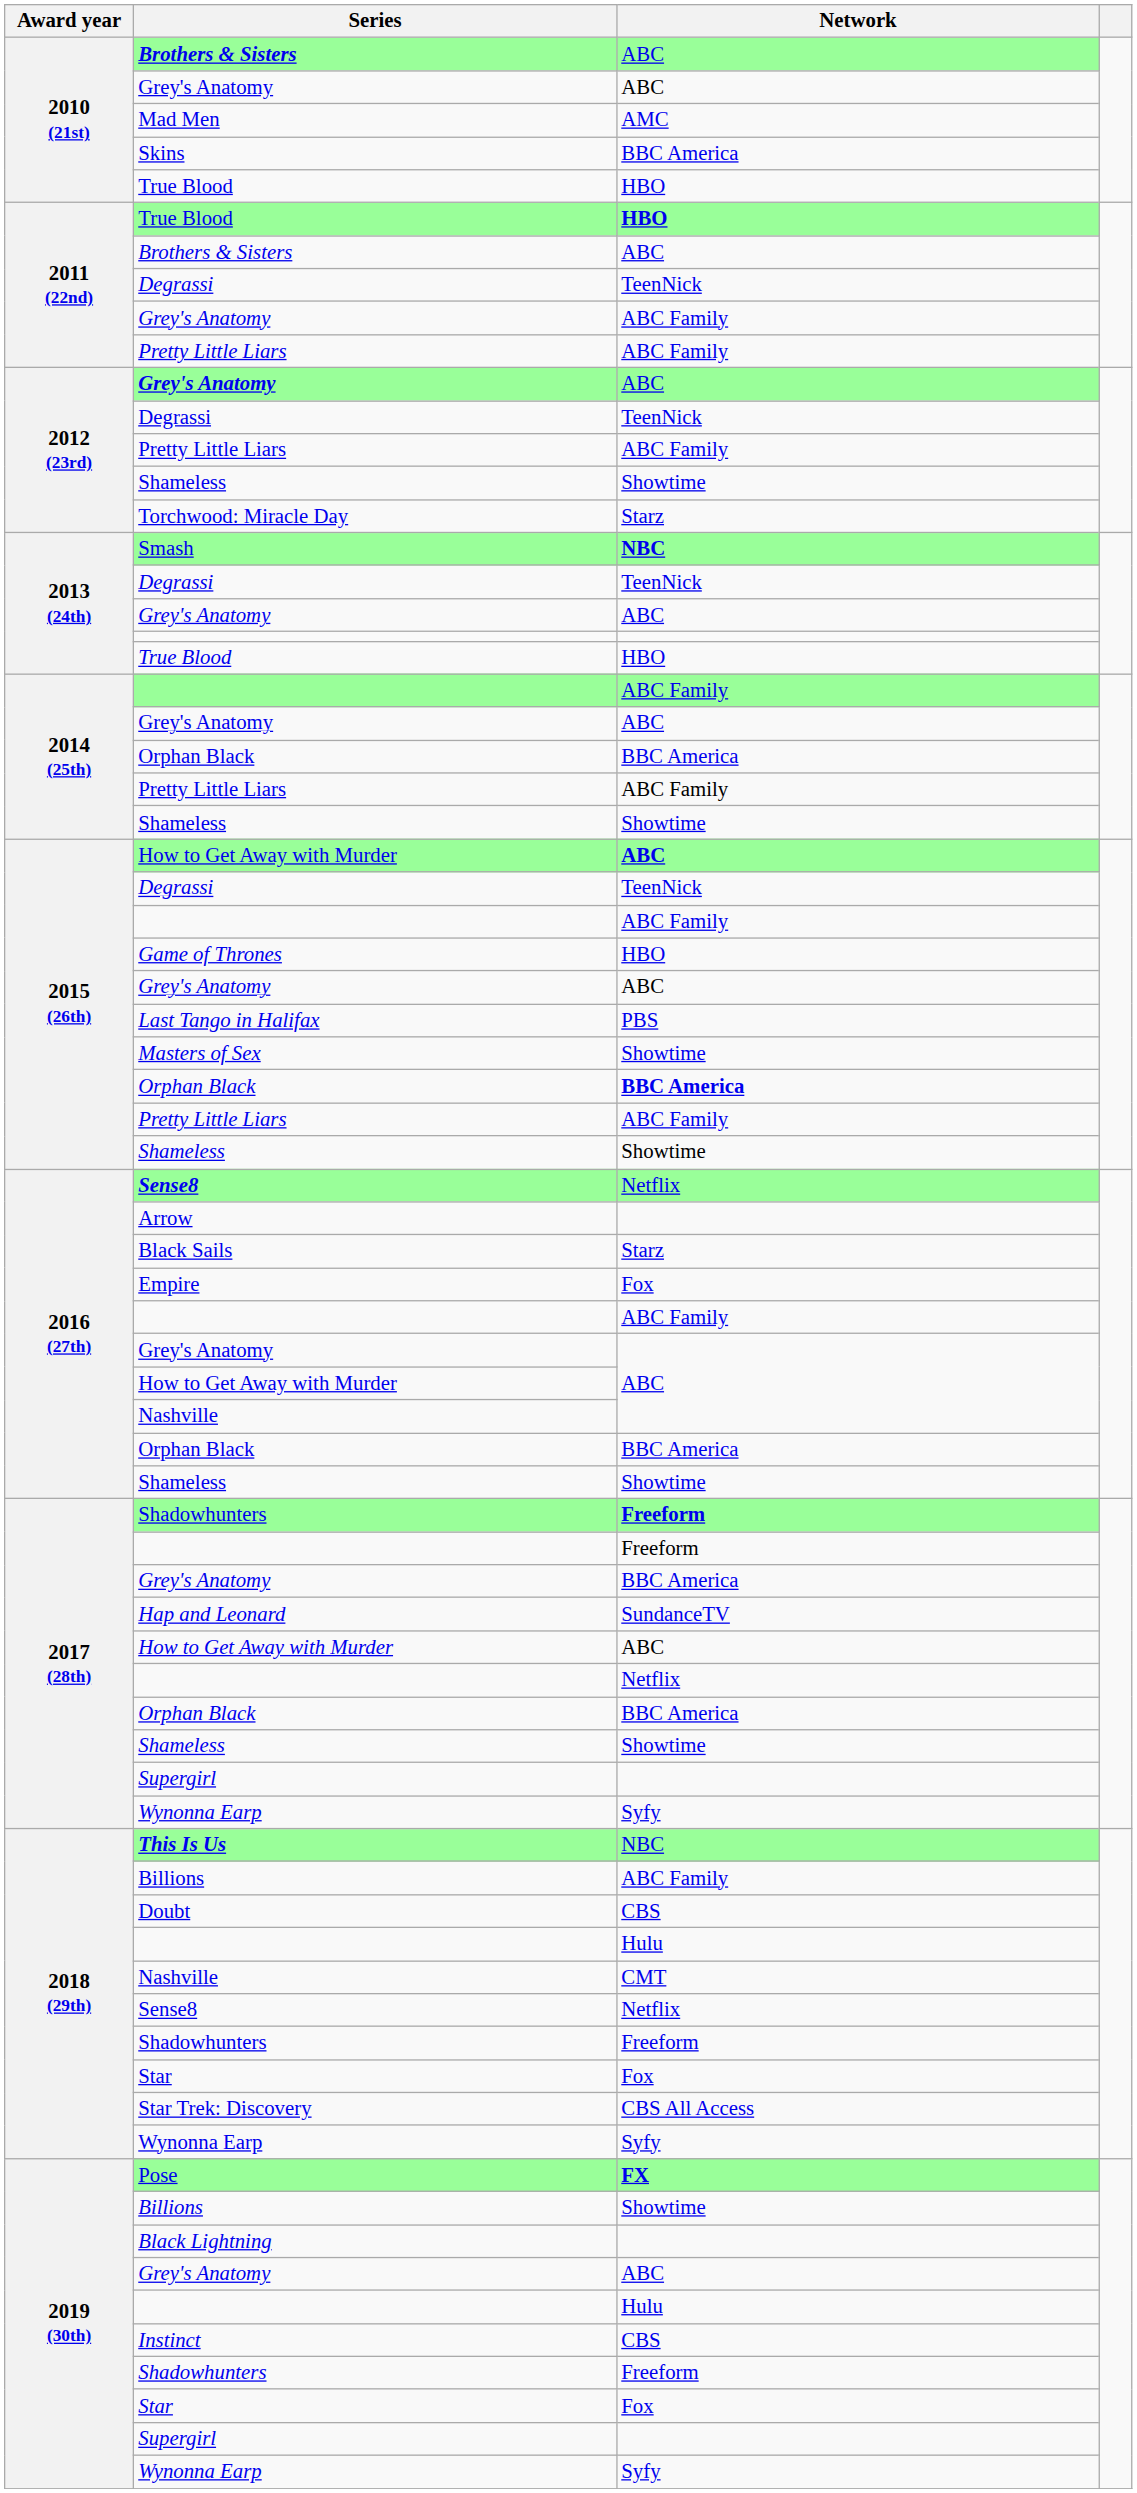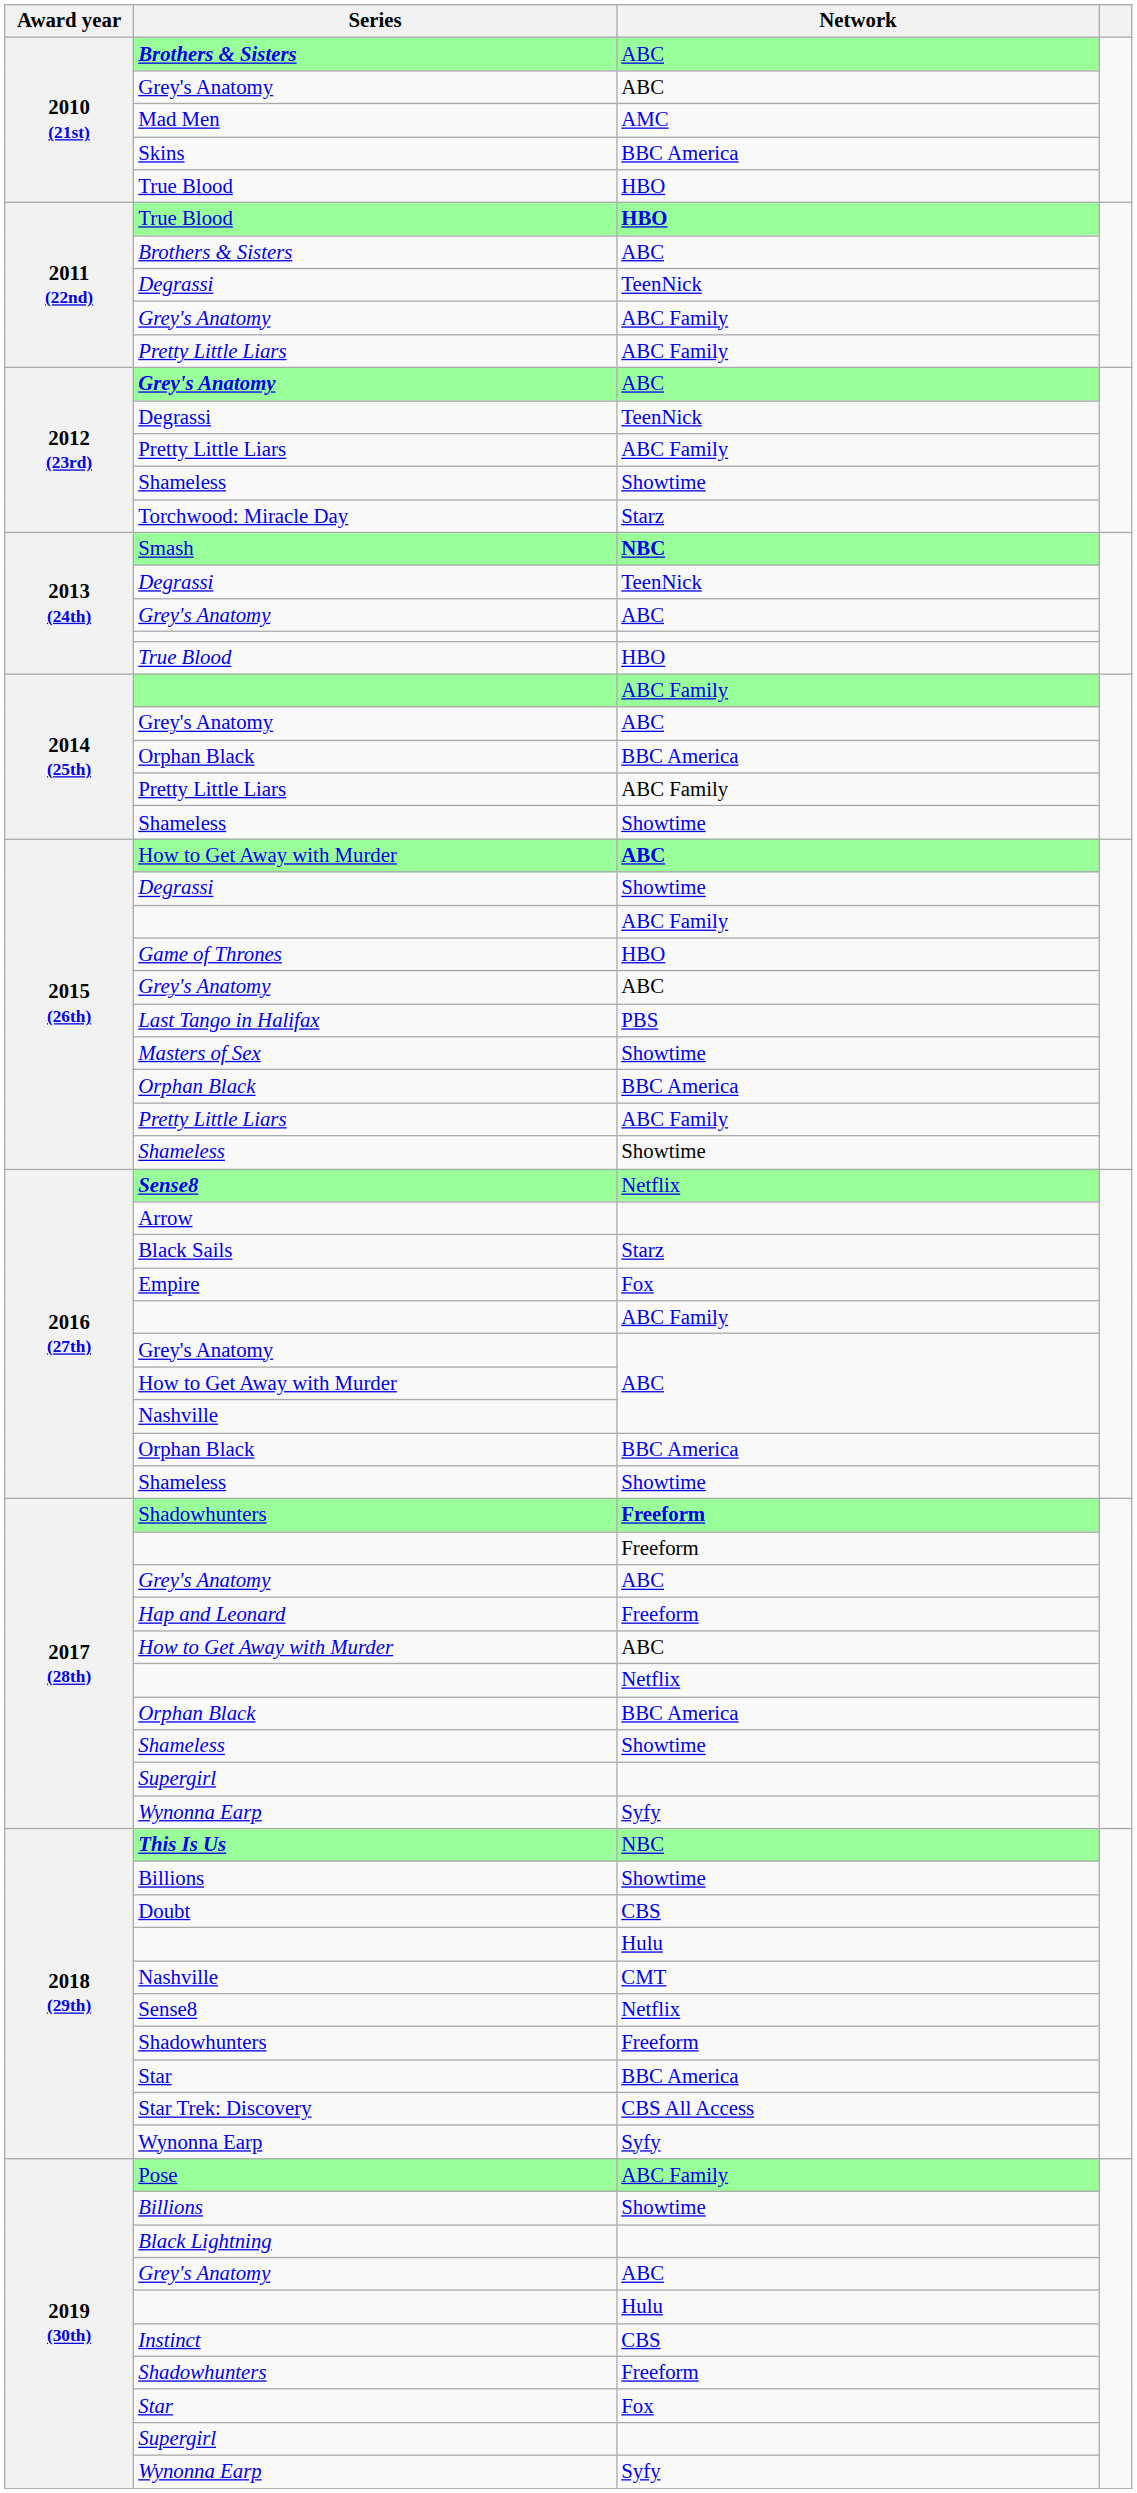(662, 888) TeenNick -> (663, 888) Showtime
(683, 1086) bold -> (680, 1086) normal
(680, 1580) BBC America -> (643, 1580) ABC
(676, 1613) SundanceTV -> (660, 1613) Freeform
(675, 1877) ABC Family -> (663, 1877) Showtime
(637, 2075) Fox -> (680, 2075) BBC America
(635, 2174) FX -> (675, 2174) ABC Family
